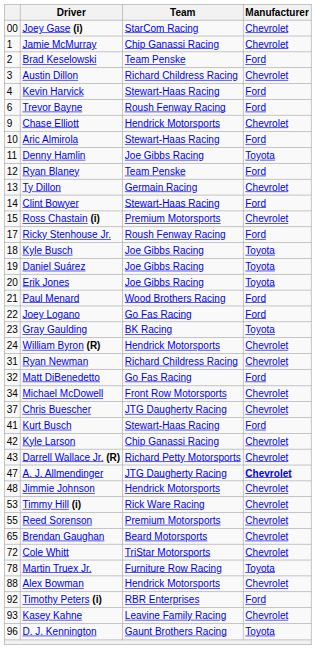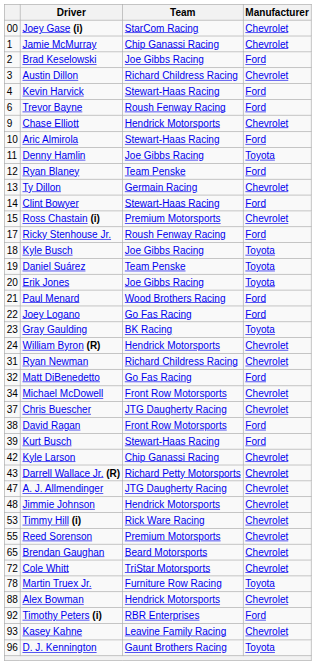(155, 60) Team Penske -> (164, 60) Joe Gibbs Racing
(164, 267) Joe Gibbs Racing -> (155, 267) Team Penske
+ row: (51, 425)
(12, 425) 41 -> (12, 441) 39
(268, 473) bold -> (267, 489) normal
